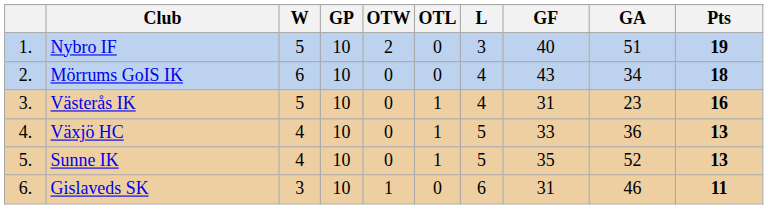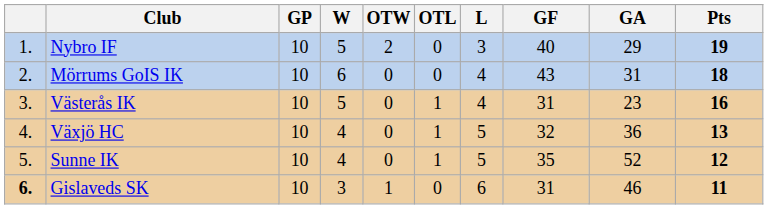columns swapped: (341, 18) <-> (300, 18)
(632, 47) 51 -> (632, 47) 29
(632, 75) 34 -> (632, 75) 31
(546, 132) 33 -> (546, 132) 32
(719, 160) 13 -> (719, 160) 12
(25, 189) normal -> (25, 189) bold
